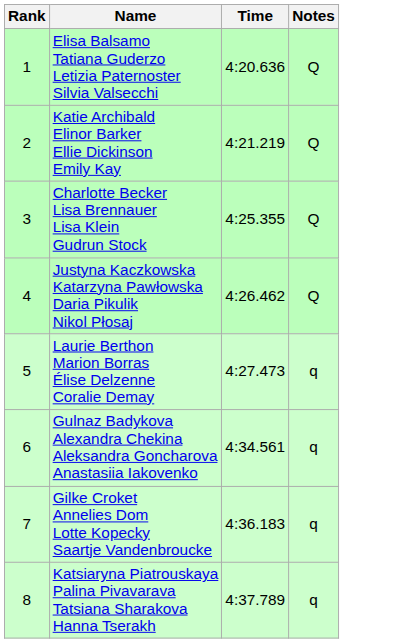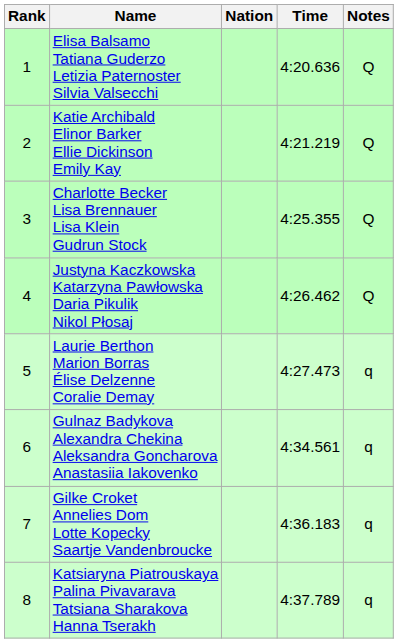+ column: (249, 16)
